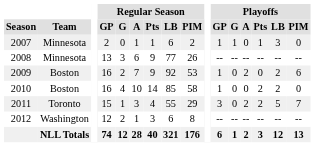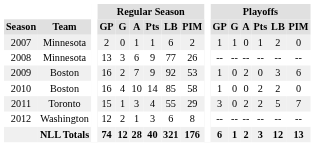(278, 42) 3 -> (278, 42) 2
(278, 73) 2 -> (278, 73) 3
